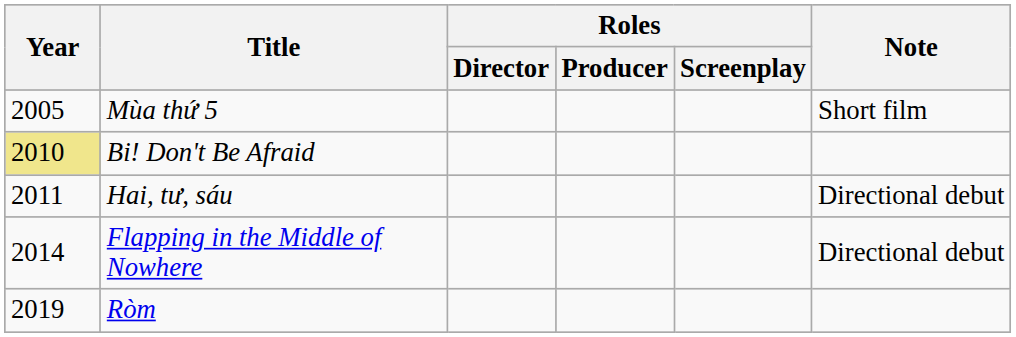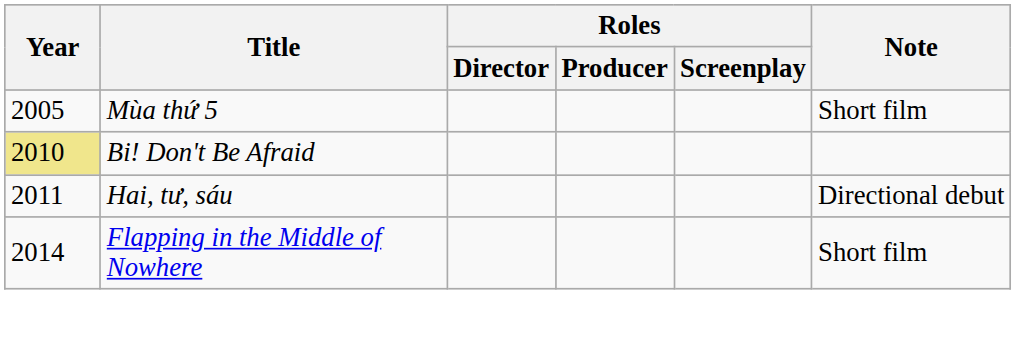(911, 252) Directional debut -> (873, 252) Short film
- row: (131, 310)
